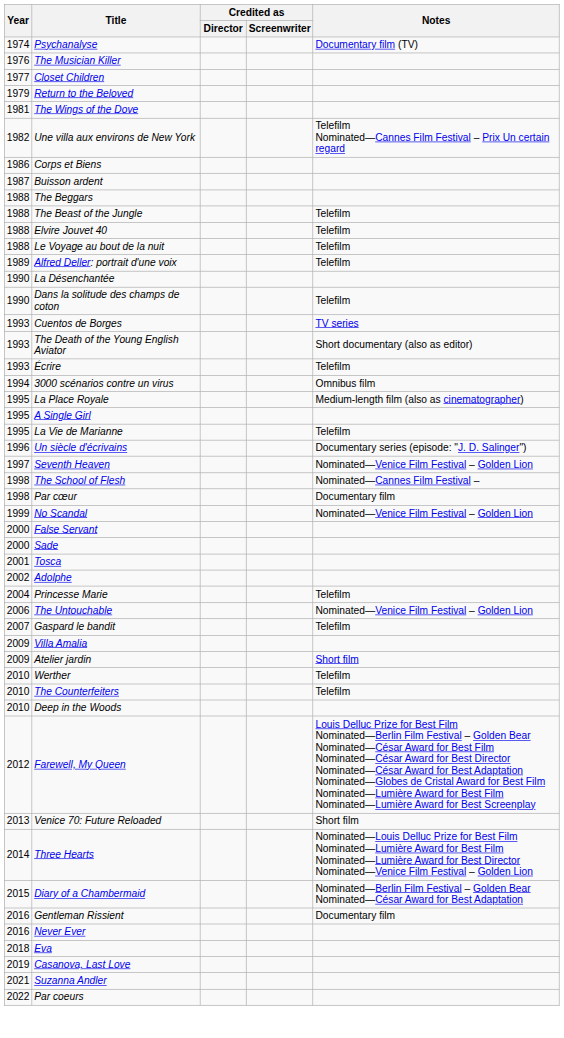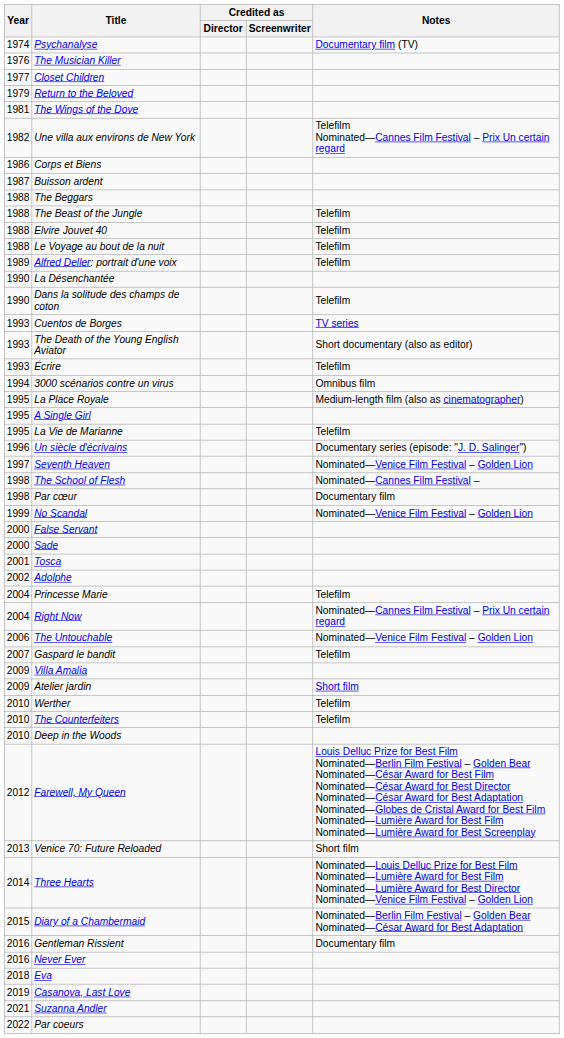+ row: (58, 616)
